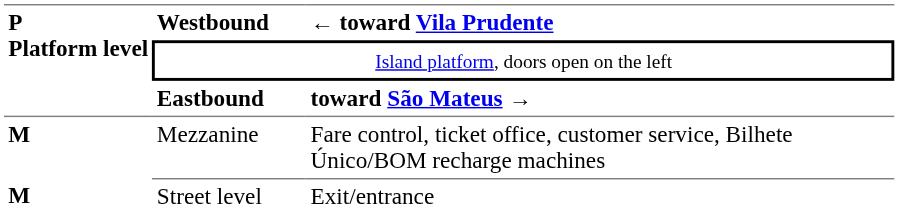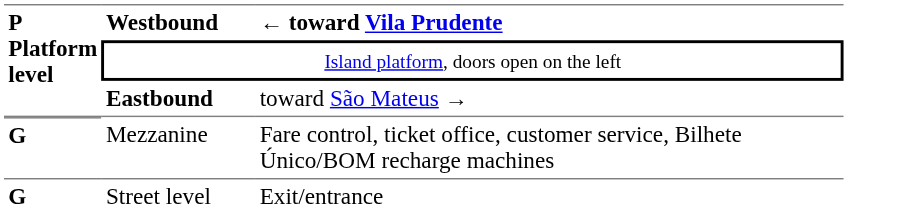(421, 98) bold -> (364, 98) normal
(19, 134) M -> (17, 135) G
(19, 195) M -> (17, 196) G
